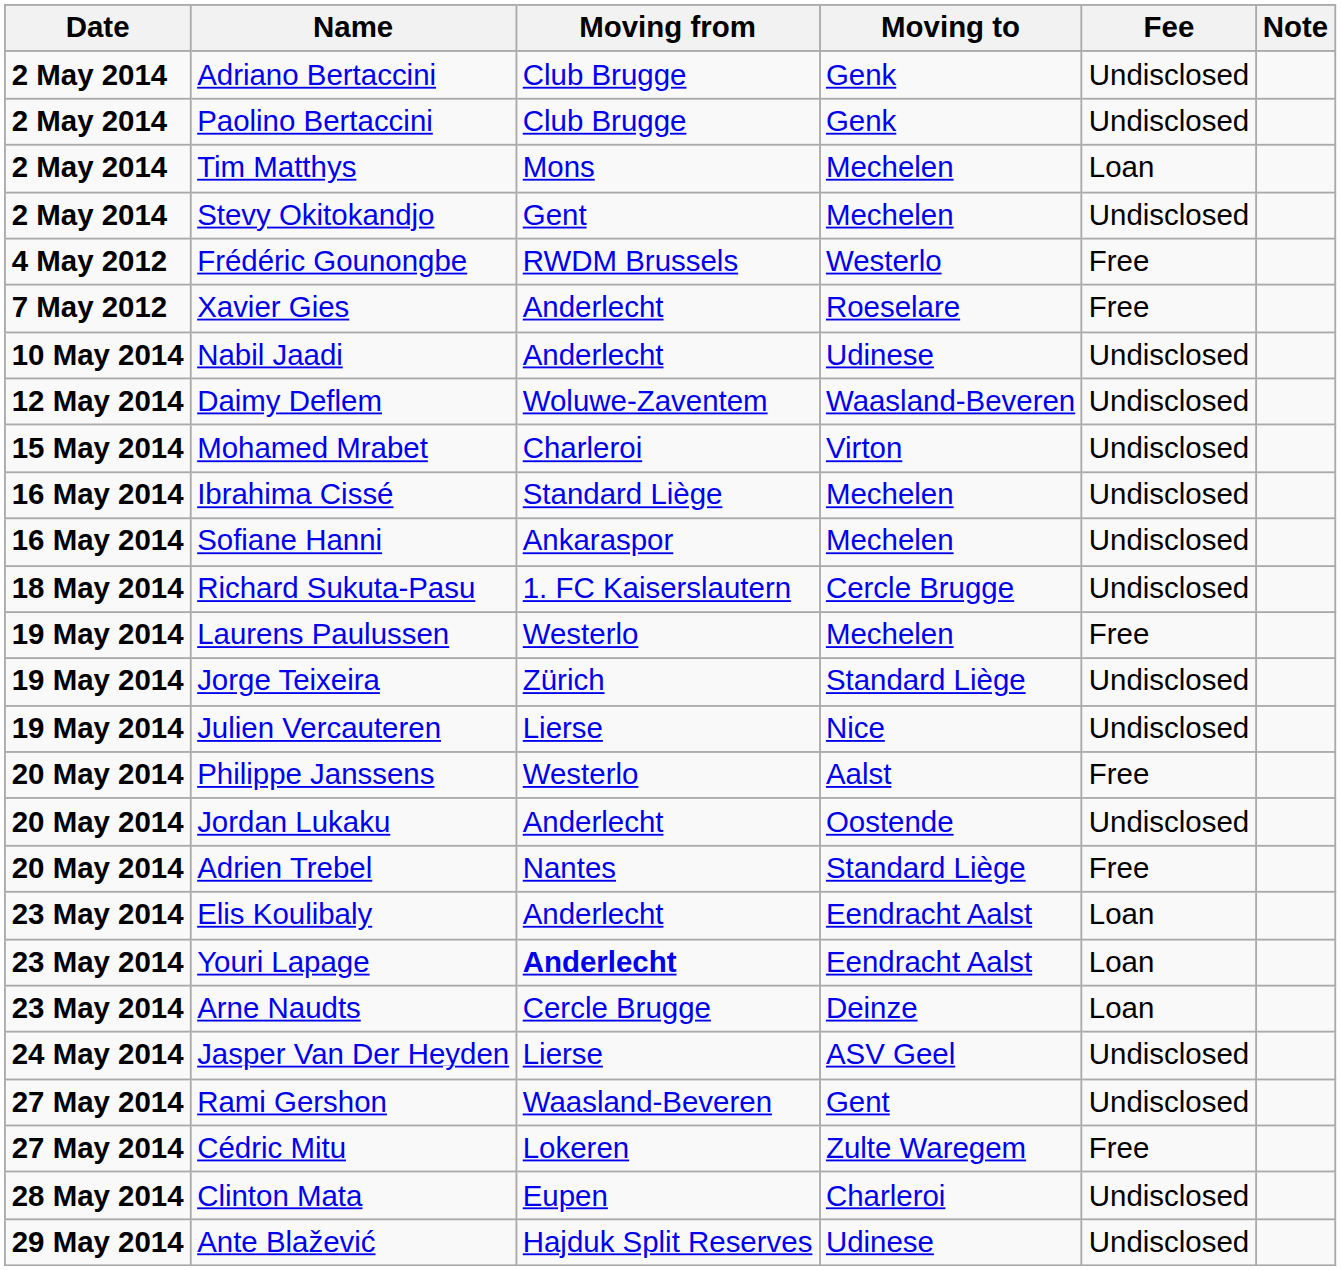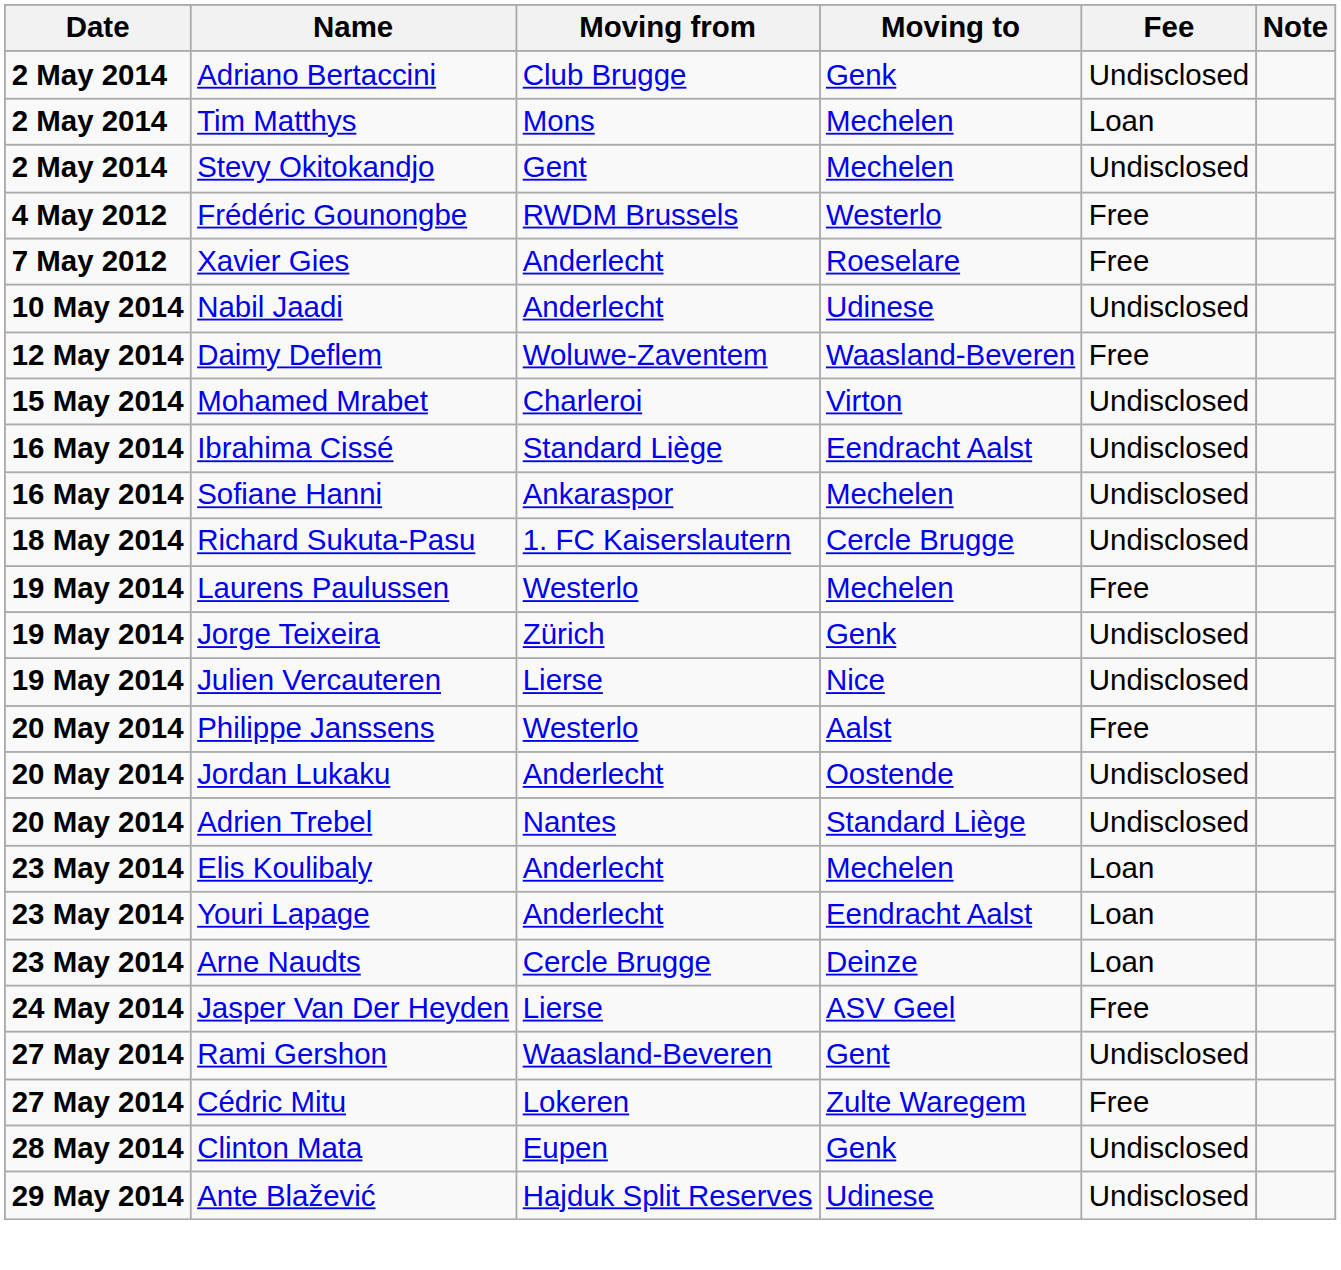- row: (315, 121)
(1169, 401) Undisclosed -> (1119, 354) Free
(890, 494) Mechelen -> (929, 448) Eendracht Aalst
(926, 681) Standard Liège -> (861, 634) Genk
(1119, 868) Free -> (1169, 821) Undisclosed
(929, 914) Eendracht Aalst -> (890, 868) Mechelen
(600, 961) bold -> (593, 914) normal
(1169, 1055) Undisclosed -> (1119, 1008) Free
(886, 1195) Charleroi -> (861, 1148) Genk
